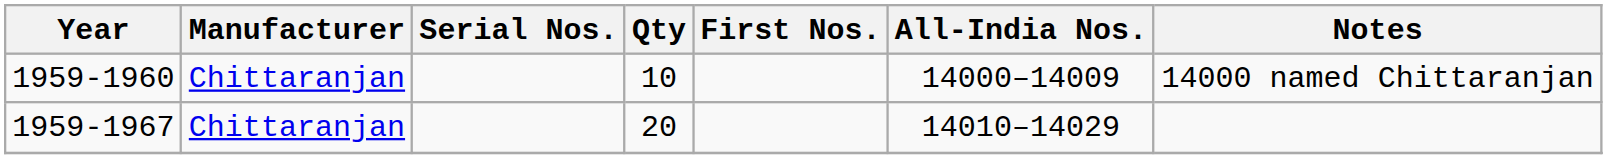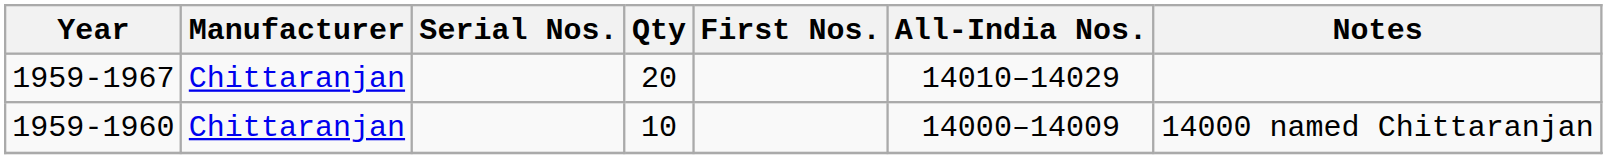rows swapped: (93, 79) <-> (93, 128)
